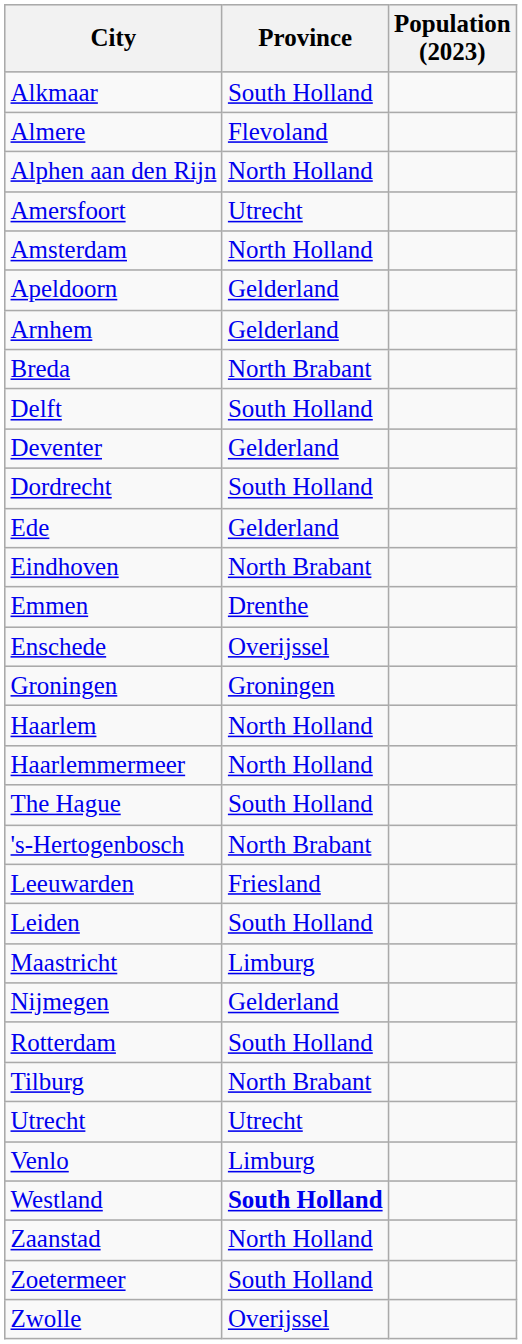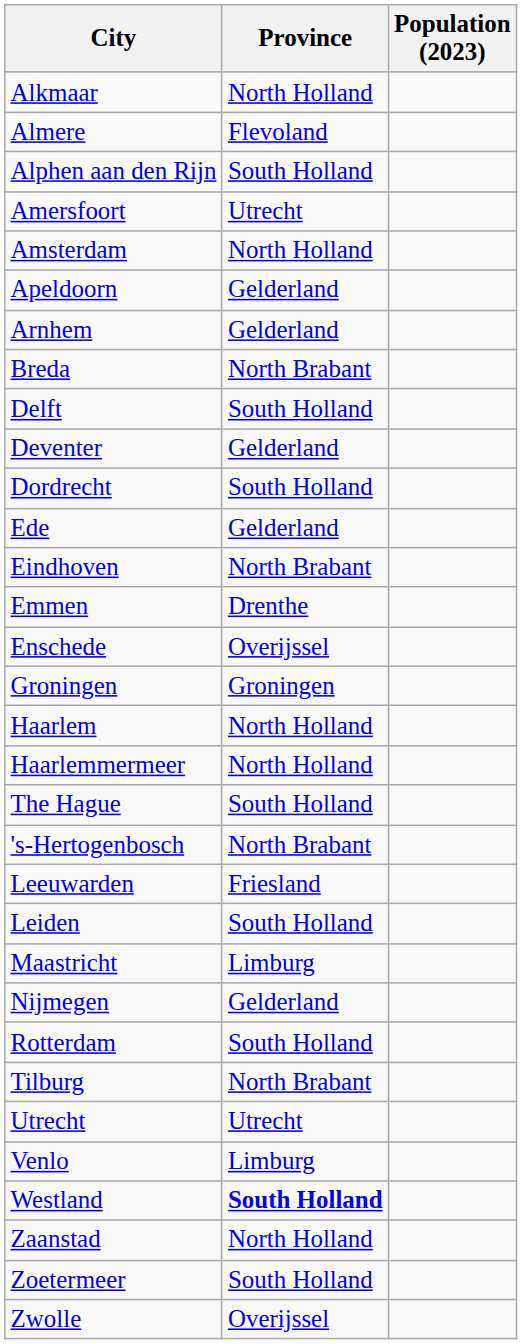(300, 91) South Holland -> (300, 91) North Holland
(300, 171) North Holland -> (300, 171) South Holland
